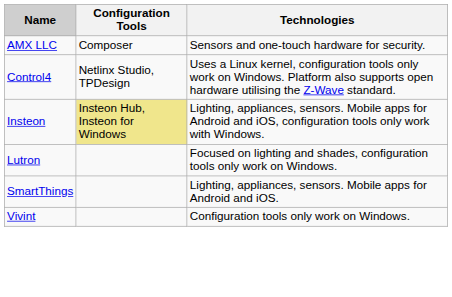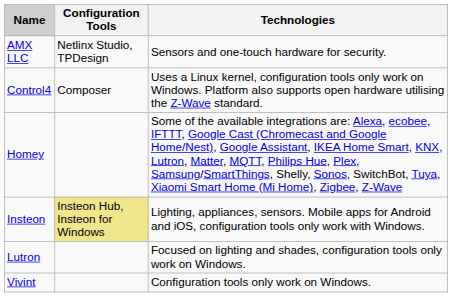(106, 45) Composer -> (95, 51) Netlinx Studio, TPDesign
(116, 77) Netlinx Studio, TPDesign -> (84, 90) Composer
+ row: (26, 154)
- row: (40, 191)
